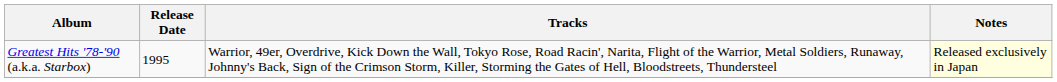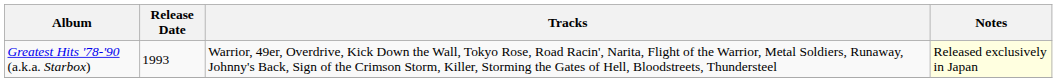(156, 59) 1995 -> (156, 59) 1993
